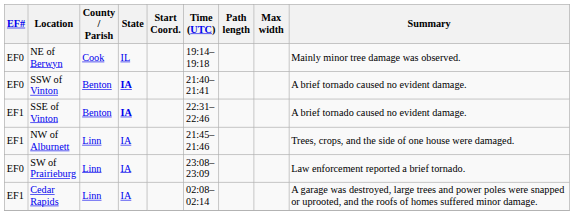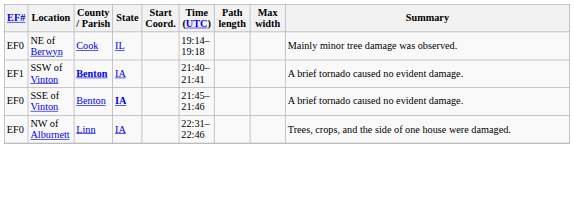(15, 85) EF0 -> (15, 73) EF1
(97, 85) normal -> (92, 73) bold
(126, 85) bold -> (120, 73) normal
(15, 113) EF1 -> (15, 101) EF0
(200, 113) 22:31–22:46 -> (196, 101) 21:45–21:46
(15, 140) EF1 -> (15, 129) EF0
(200, 140) 21:45–21:46 -> (196, 129) 22:31–22:46
- row: (53, 168)
- row: (44, 196)
